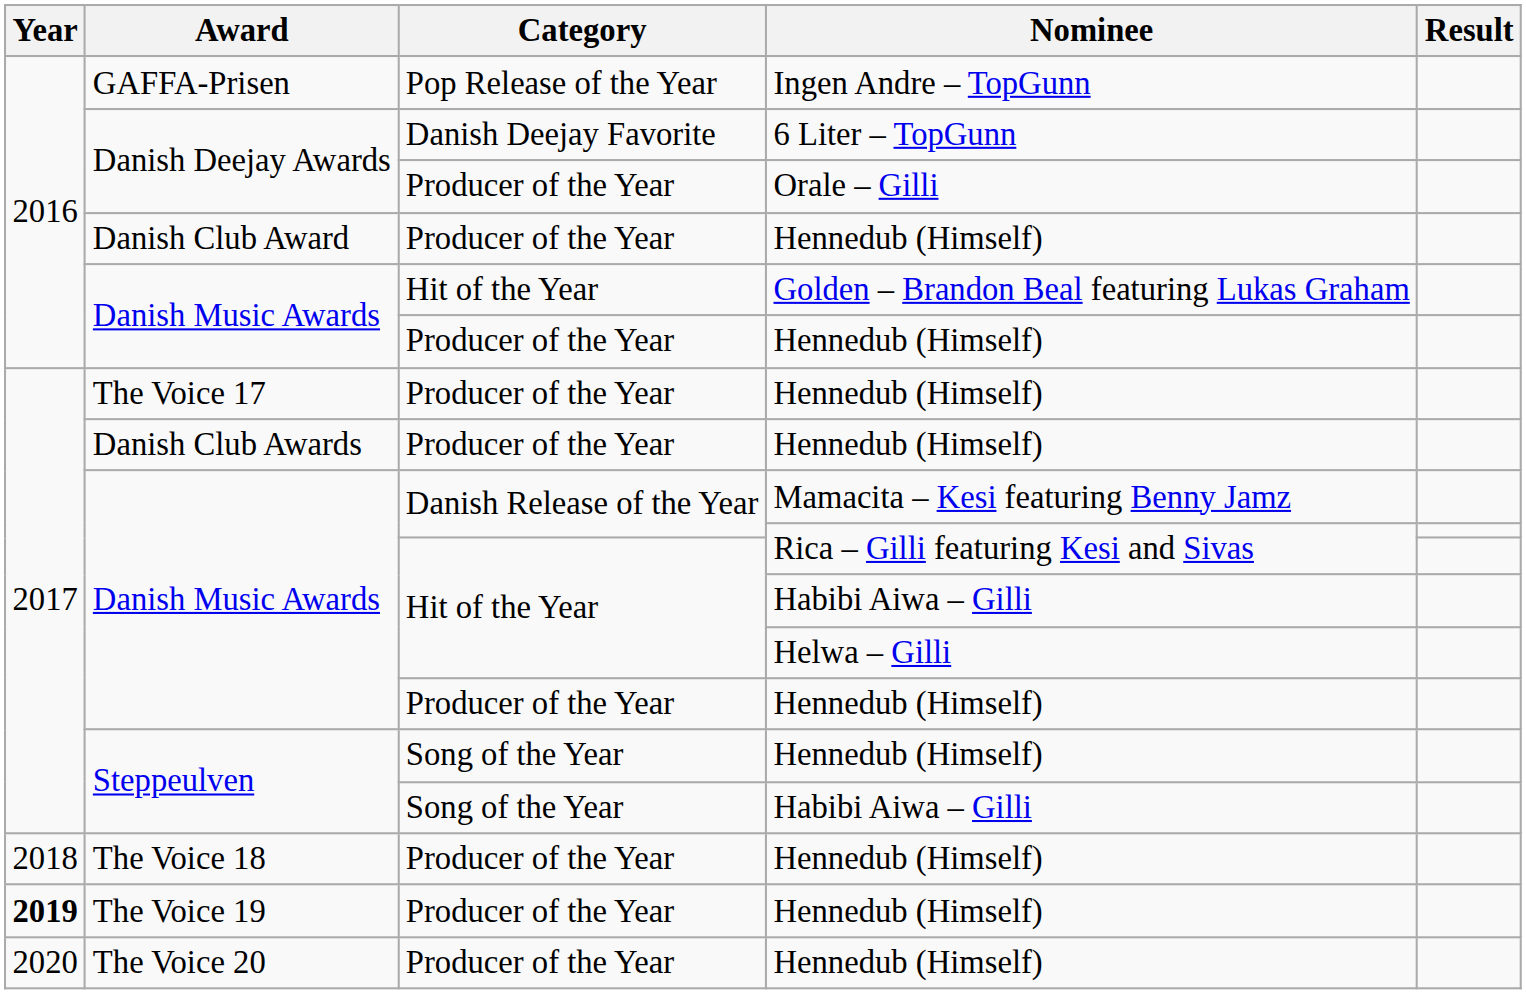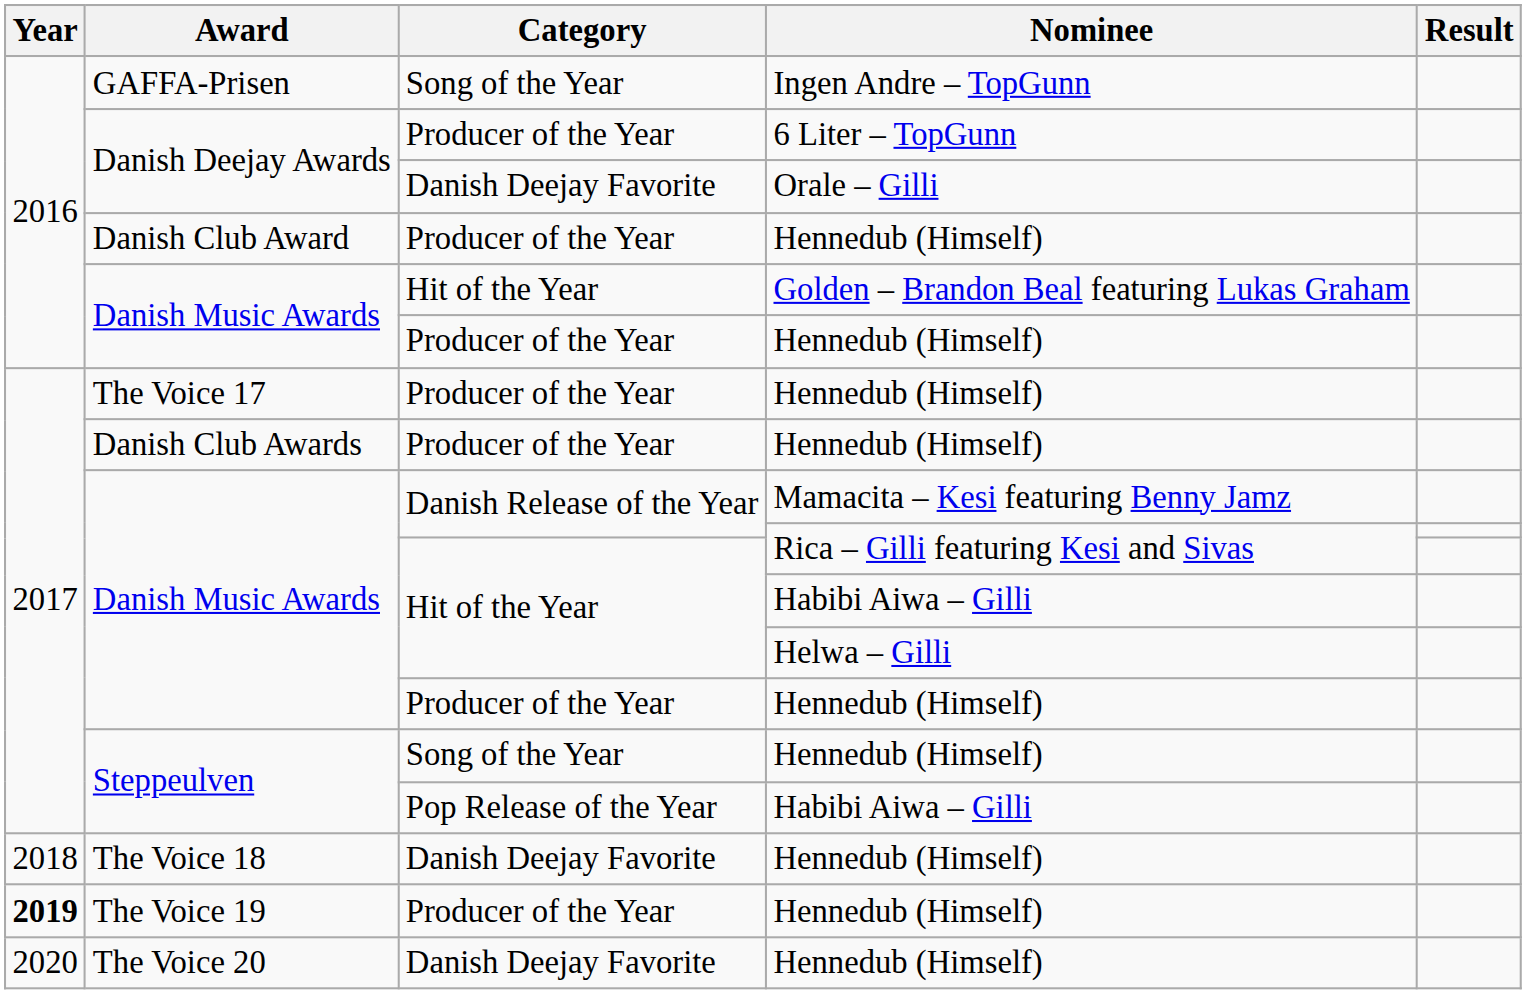(561, 82) Pop Release of the Year -> (515, 82) Song of the Year
(561, 133) Danish Deejay Favorite -> (540, 133) Producer of the Year
(540, 185) Producer of the Year -> (561, 185) Danish Deejay Favorite
(515, 806) Song of the Year -> (561, 806) Pop Release of the Year
(540, 858) Producer of the Year -> (561, 858) Danish Deejay Favorite
(540, 962) Producer of the Year -> (561, 962) Danish Deejay Favorite
